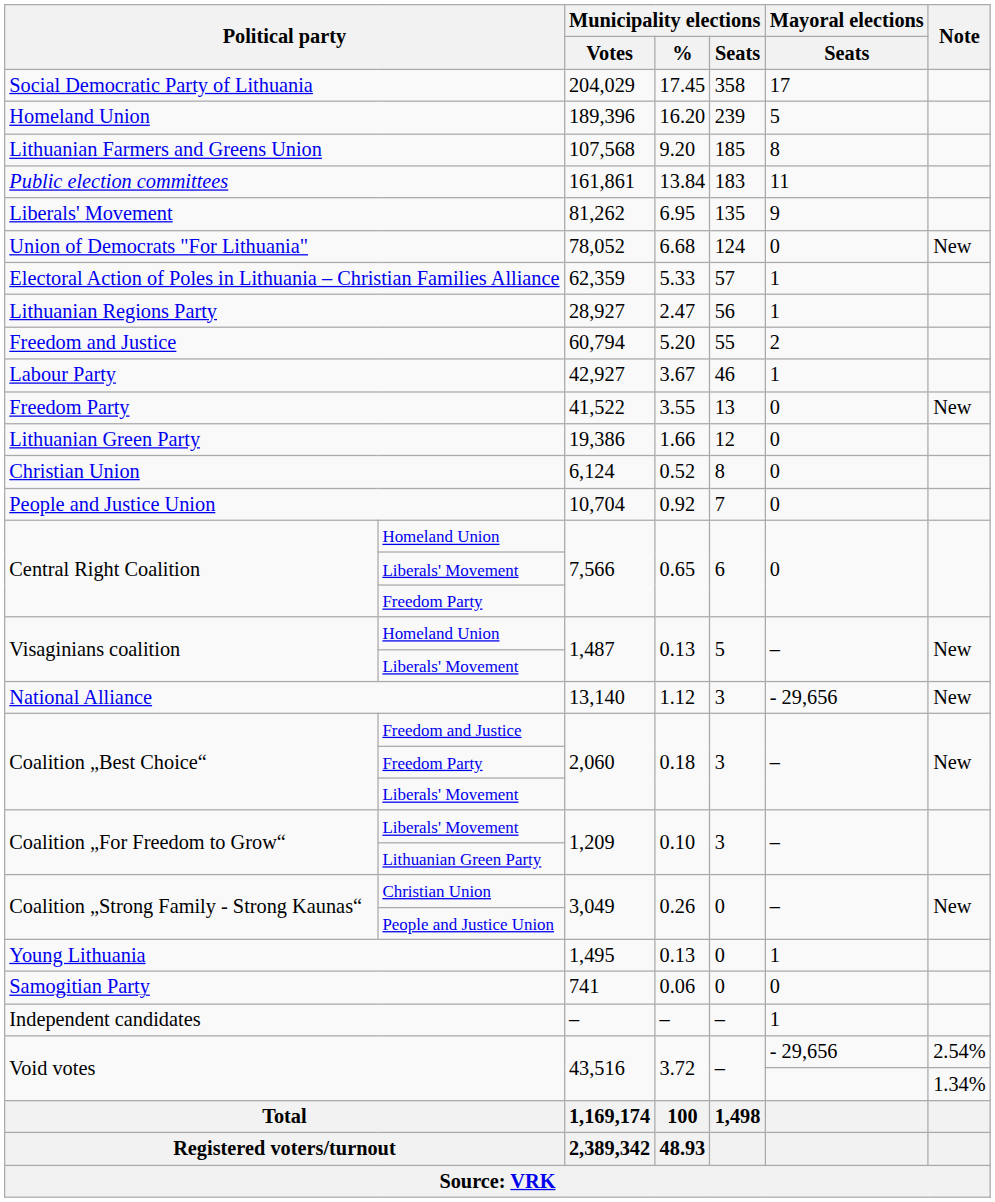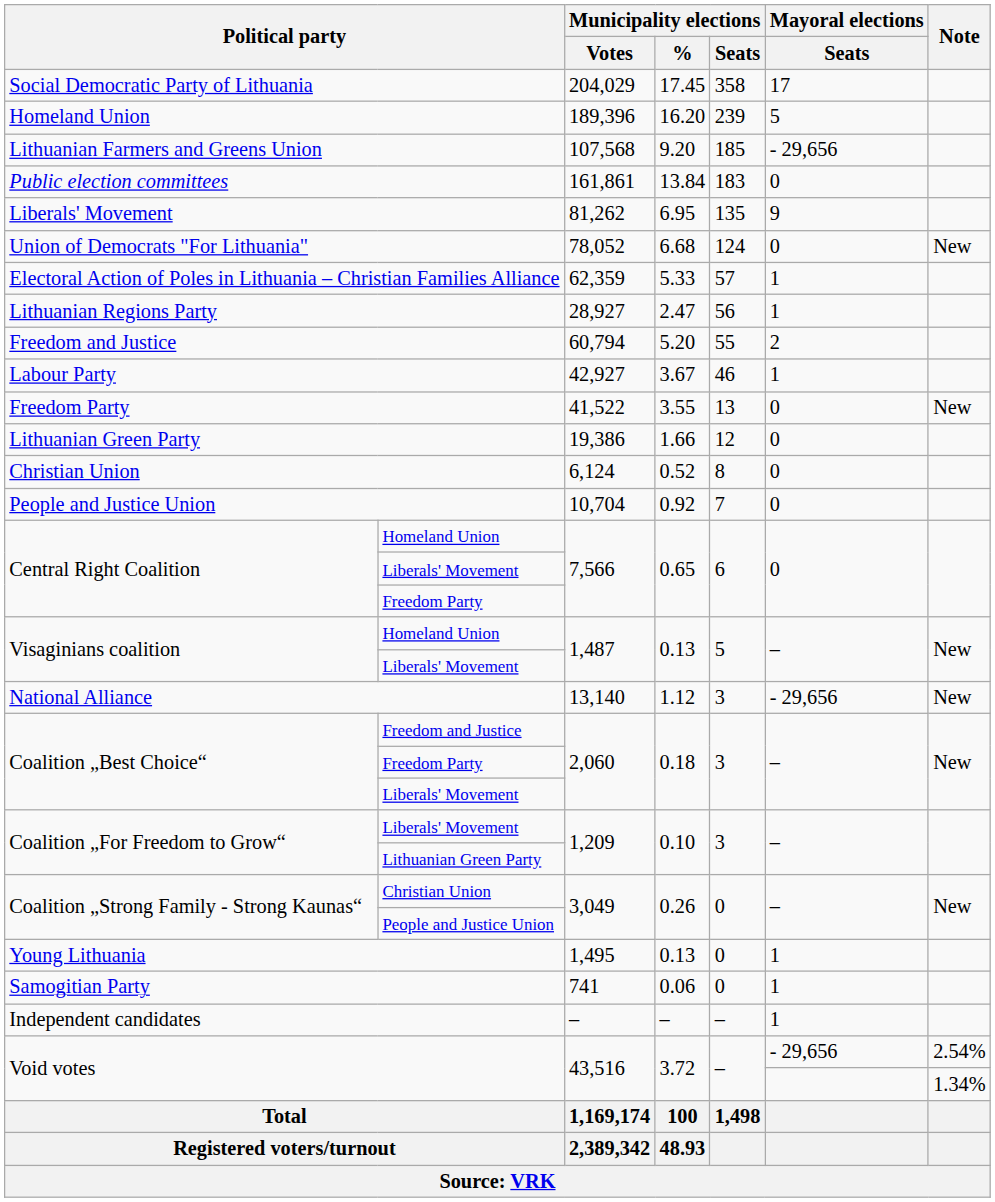(775, 149) 8 -> (804, 149) - 29,656
(780, 181) 11 -> (775, 181) 0
(775, 987) 0 -> (775, 987) 1
